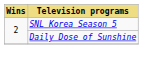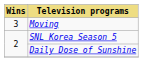+ row: (44, 24)
